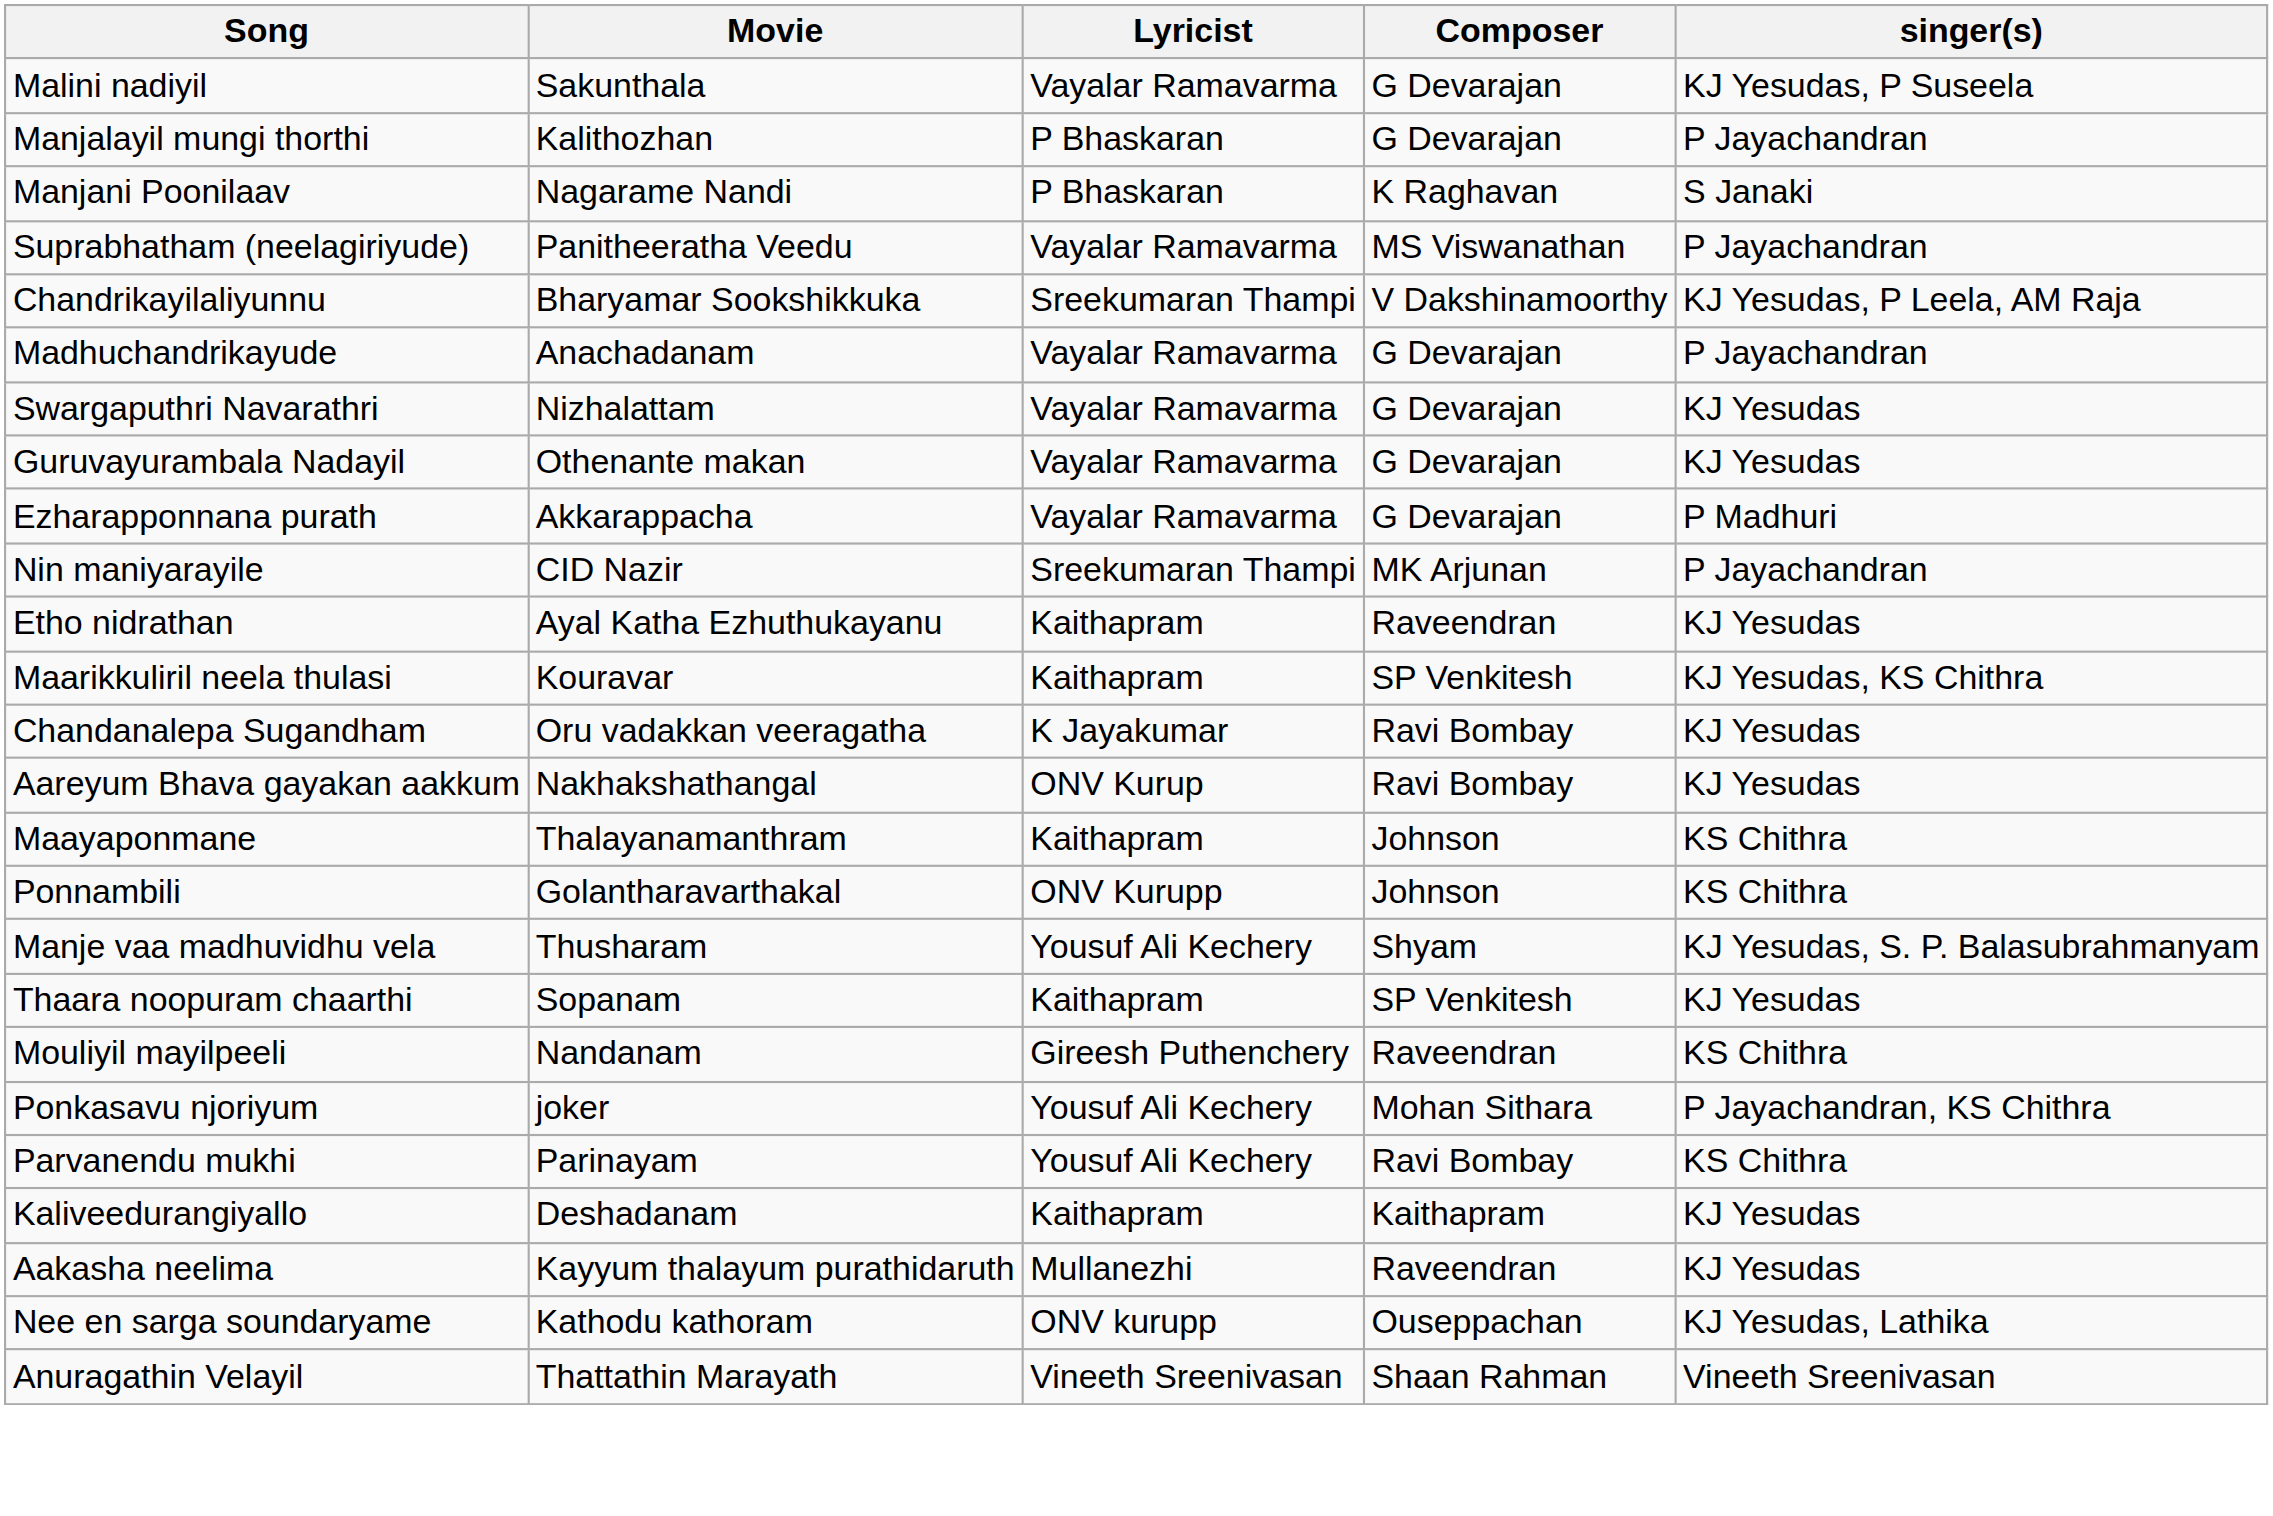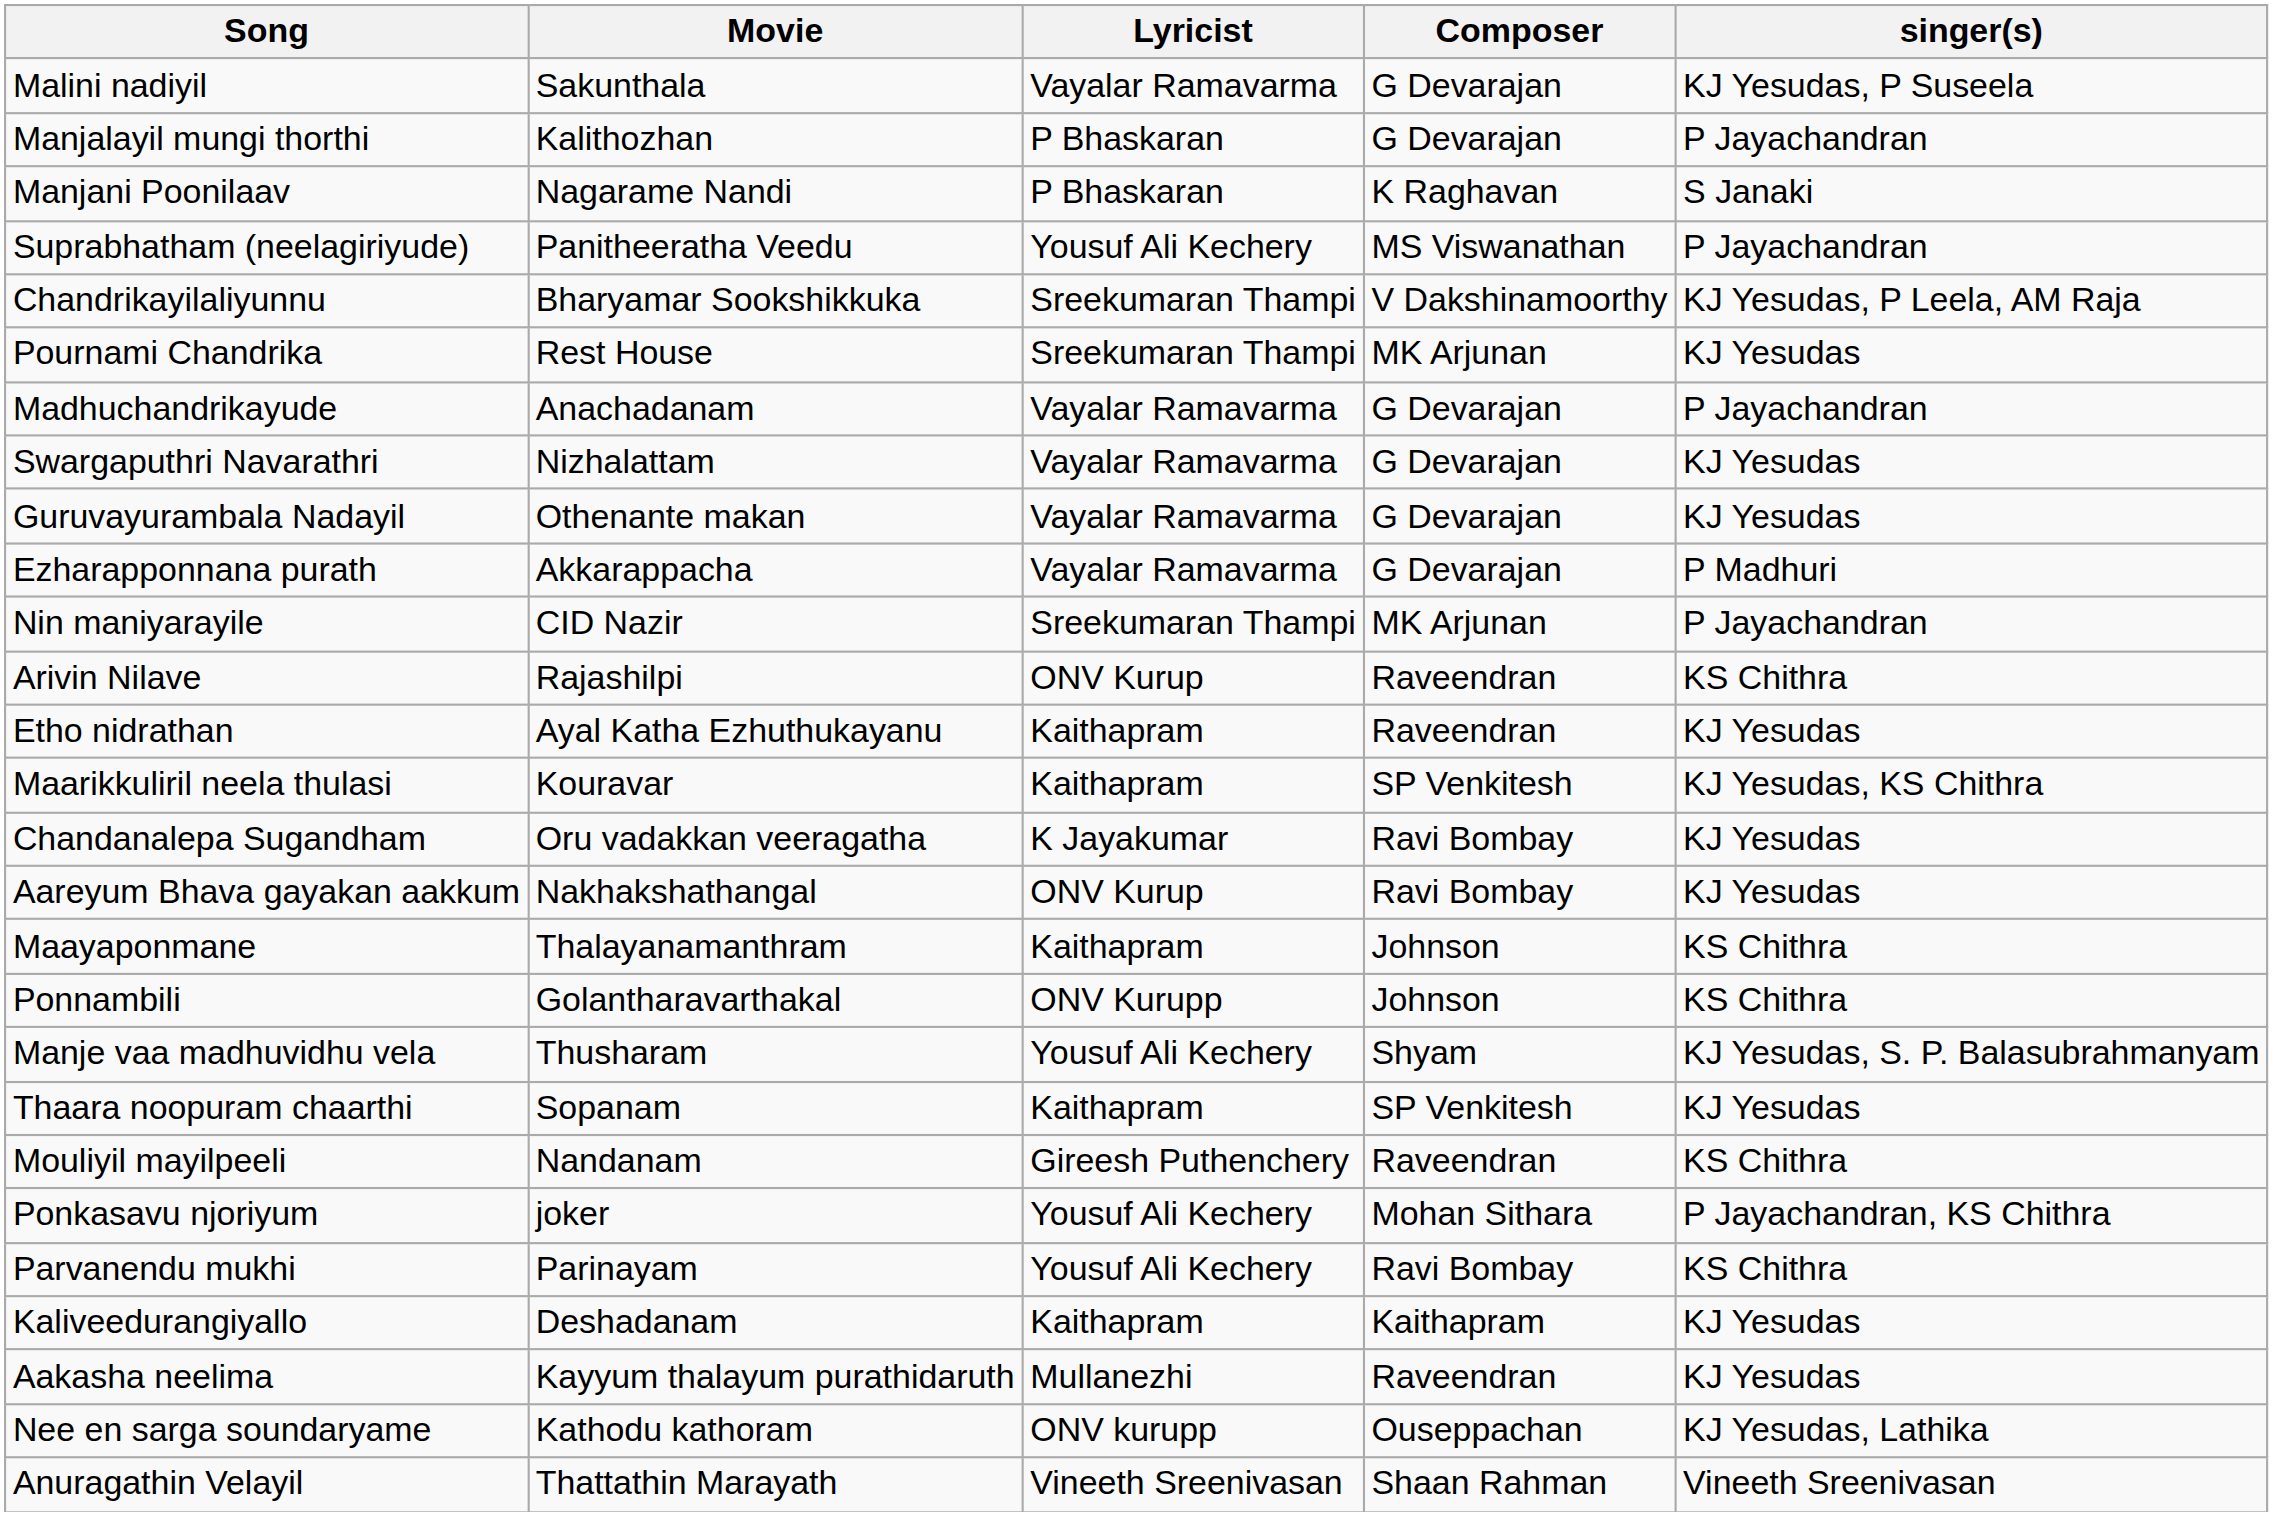(1184, 246) Vayalar Ramavarma -> (1171, 246) Yousuf Ali Kechery
+ row: (167, 354)
+ row: (107, 676)
